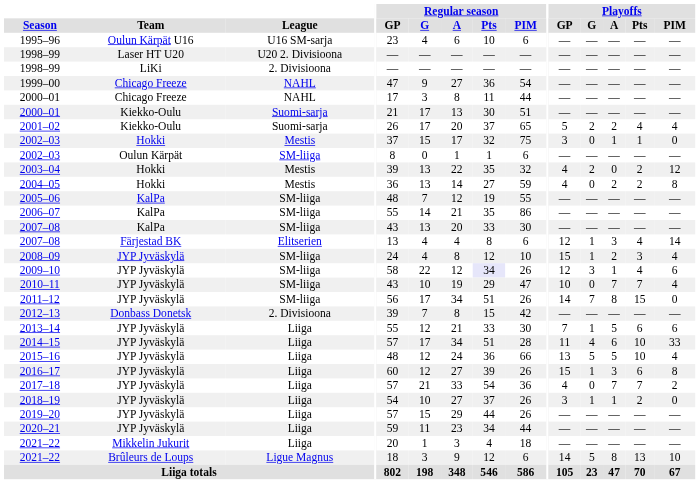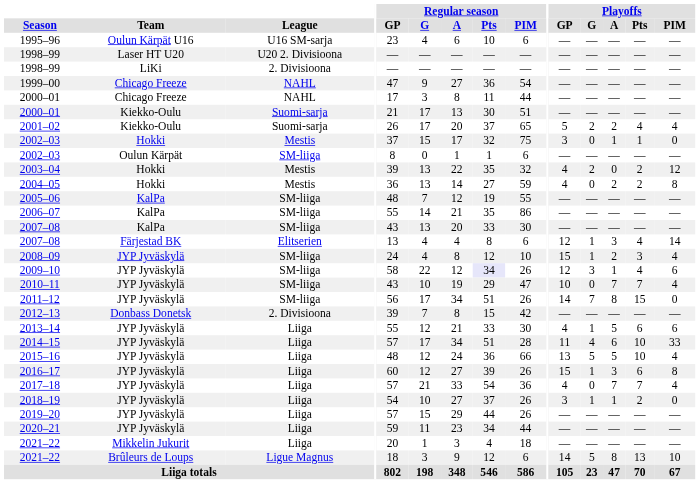(565, 328) 7 -> (565, 328) 4
(675, 385) 2 -> (675, 385) 4
